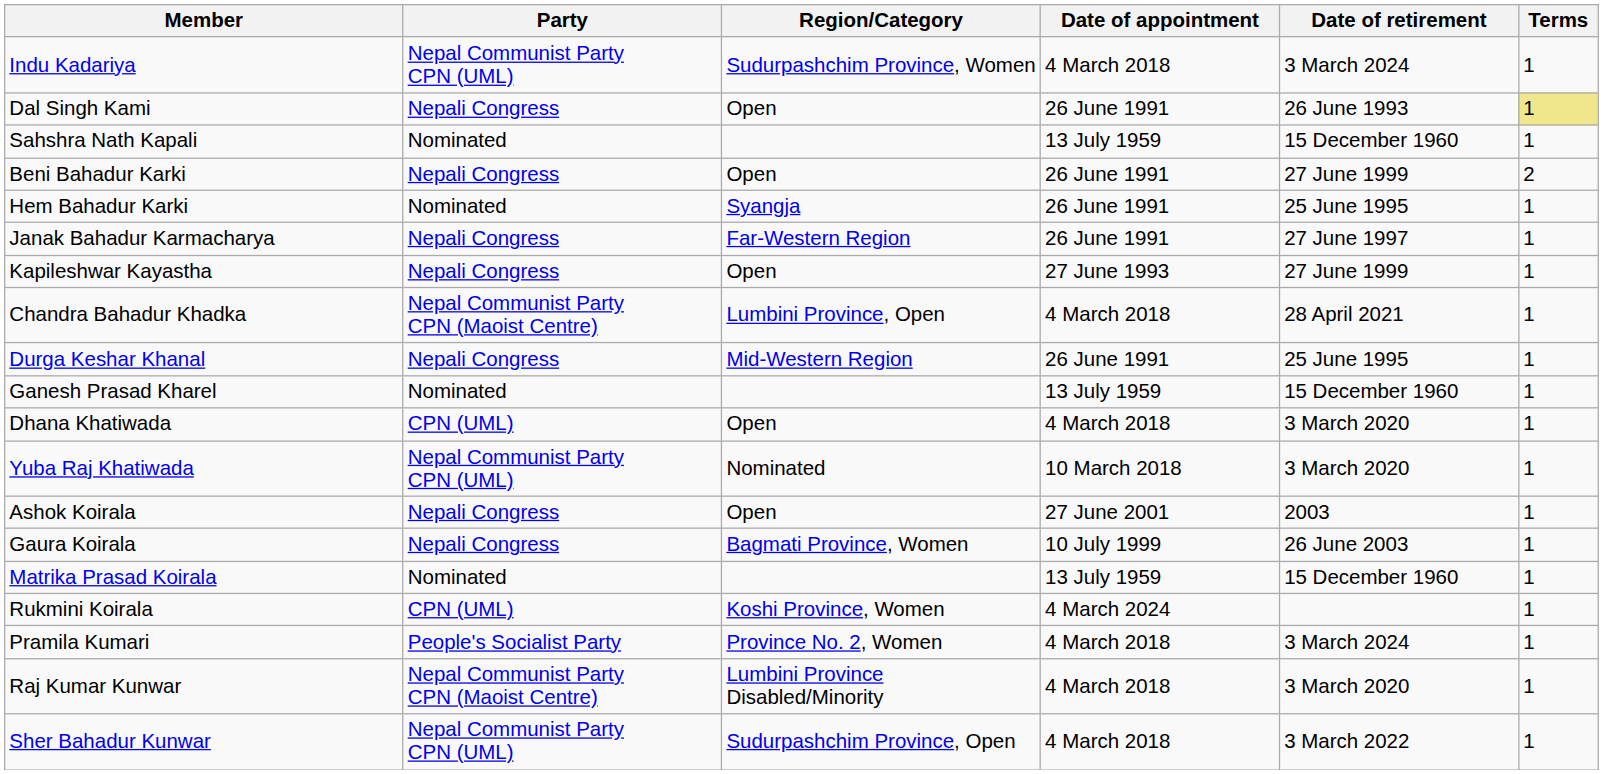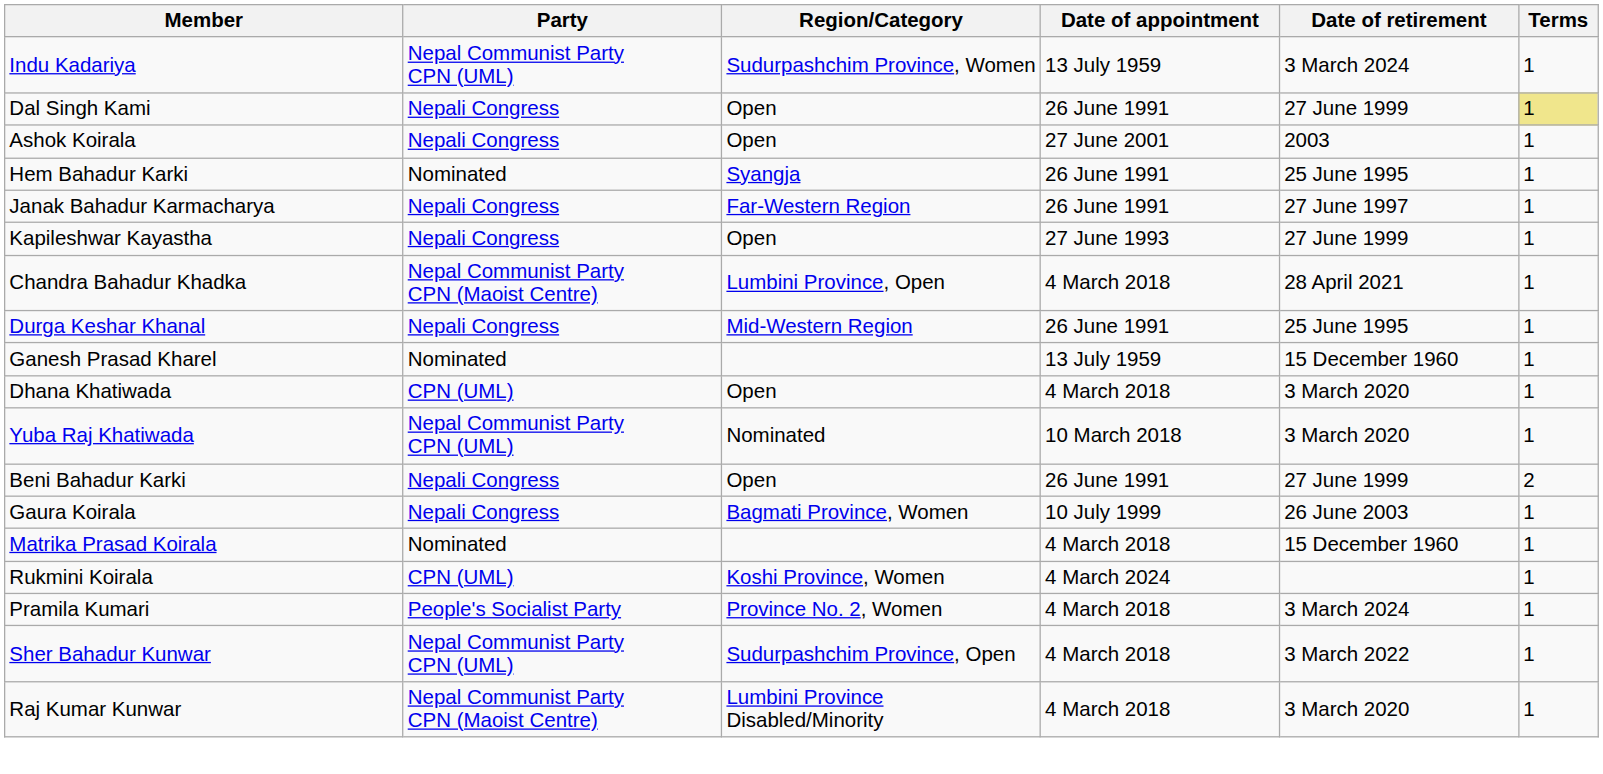(1108, 64) 4 March 2018 -> (1103, 64) 13 July 1959
(1346, 108) 26 June 1993 -> (1346, 108) 27 June 1999
- row: (103, 141)
rows swapped: (98, 173) <-> (73, 512)
(1103, 577) 13 July 1959 -> (1108, 544) 4 March 2018
rows swapped: (95, 686) <-> (110, 741)
